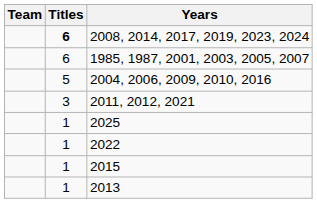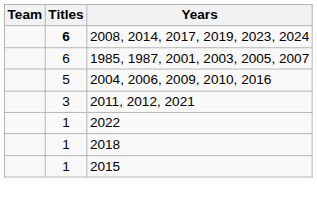- row: (105, 123)
+ row: (105, 144)
- row: (105, 187)
